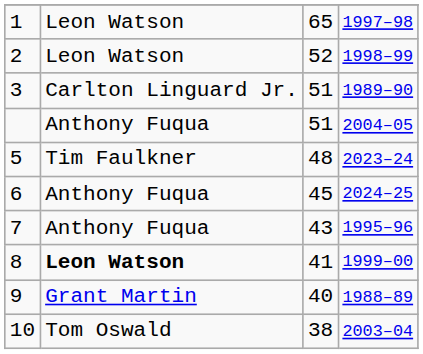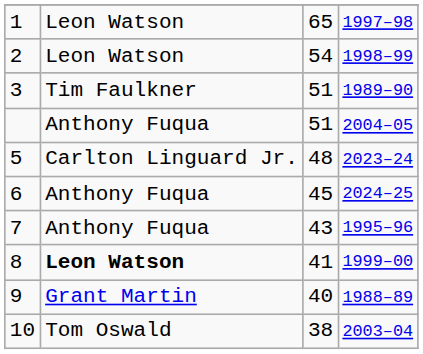(321, 56) 52 -> (321, 56) 54
(172, 91) Carlton Linguard Jr. -> (121, 91) Tim Faulkner
(121, 159) Tim Faulkner -> (172, 159) Carlton Linguard Jr.
